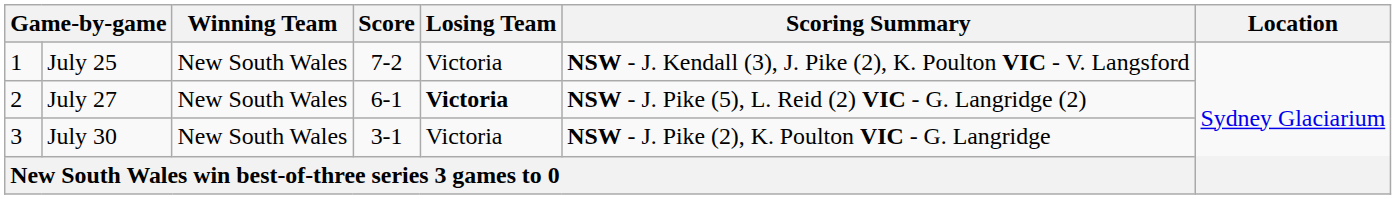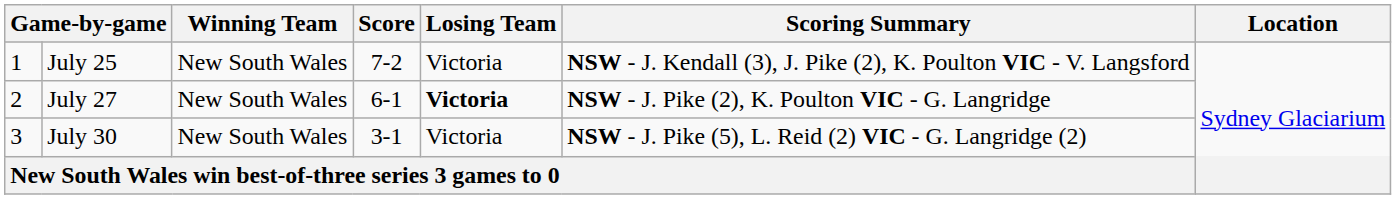(827, 99) NSW - J. Pike (5), L. Reid (2) VIC - G. Langridge (2) -> (809, 99) NSW - J. Pike (2), K. Poulton VIC - G. Langridge
(809, 136) NSW - J. Pike (2), K. Poulton VIC - G. Langridge -> (827, 136) NSW - J. Pike (5), L. Reid (2) VIC - G. Langridge (2)
